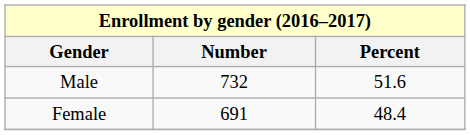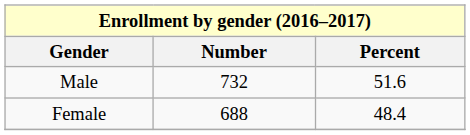(234, 113) 691 -> (234, 113) 688
